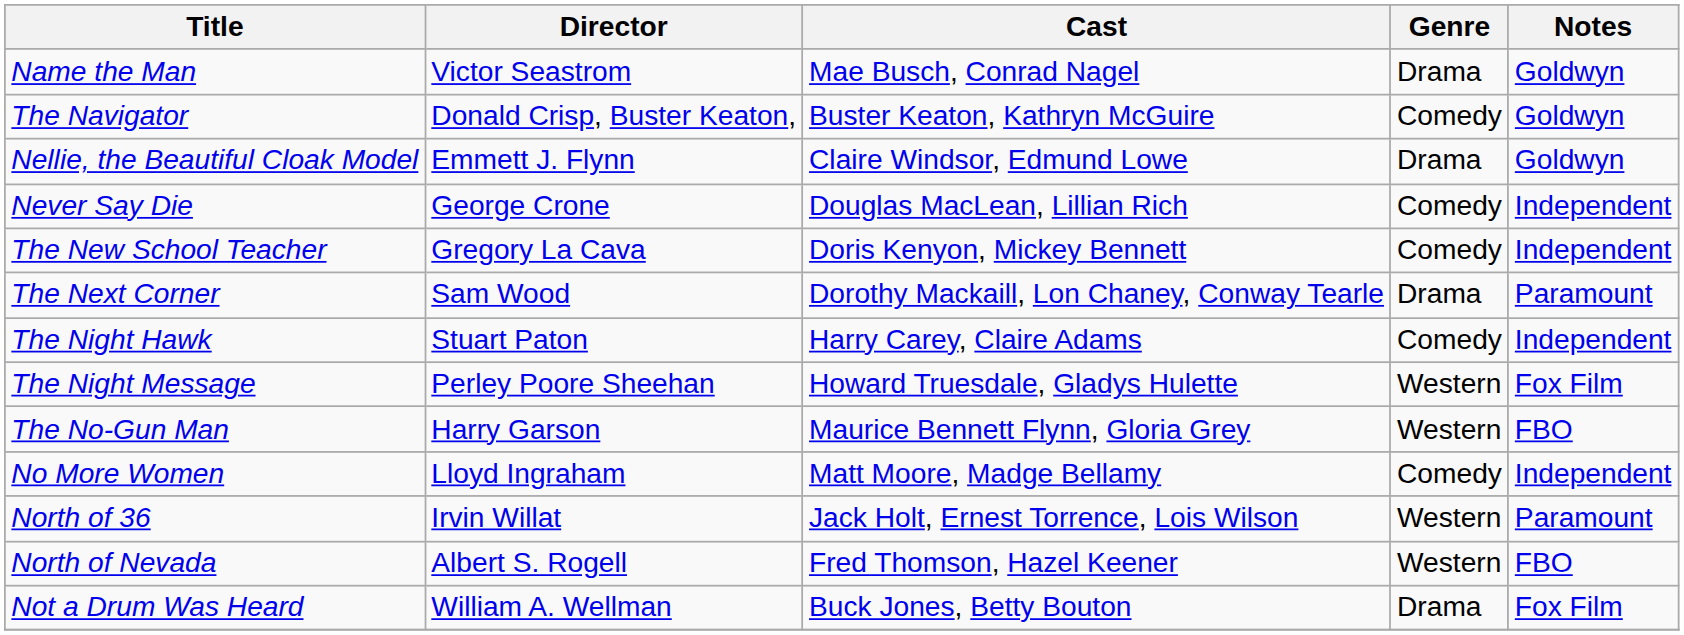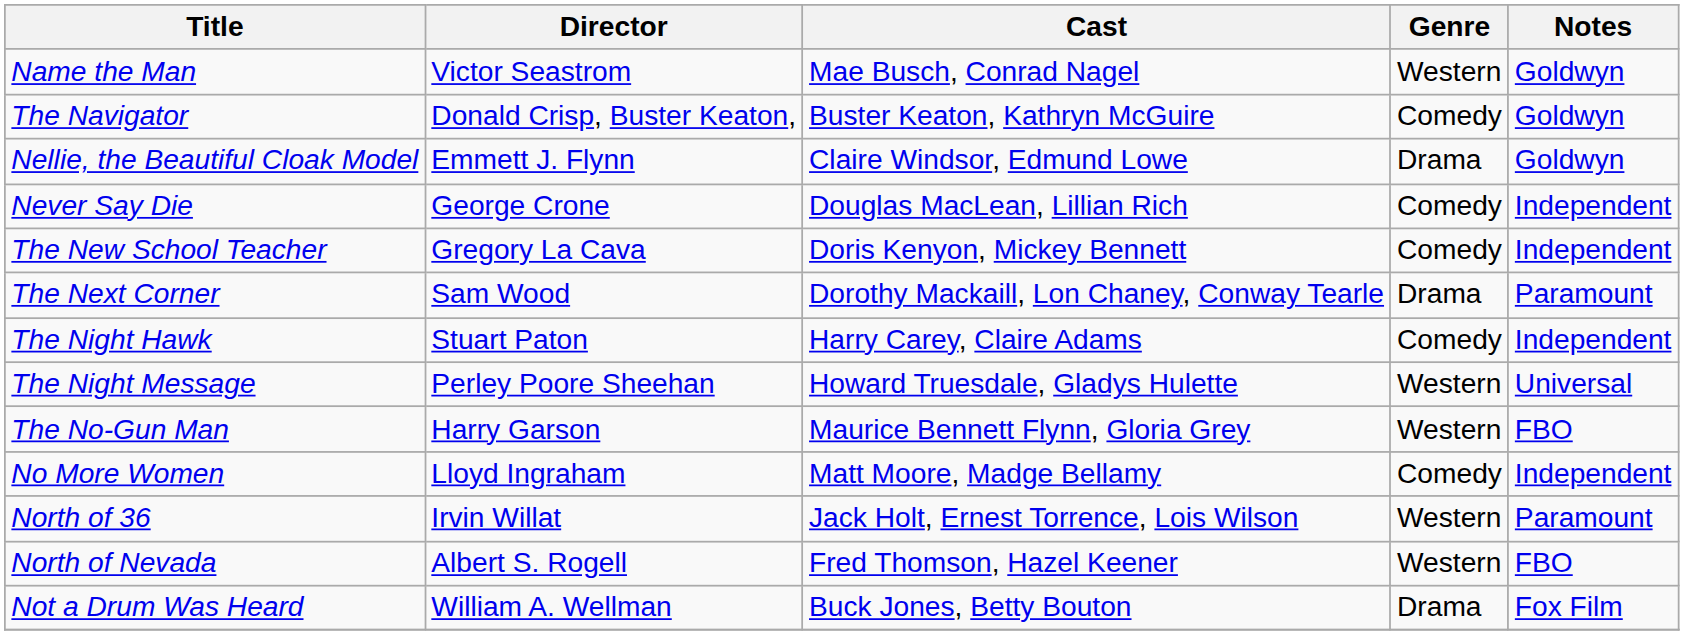(1439, 71) Drama -> (1449, 71) Western
(1569, 384) Fox Film -> (1574, 384) Universal
